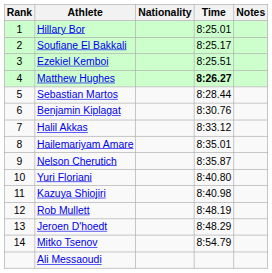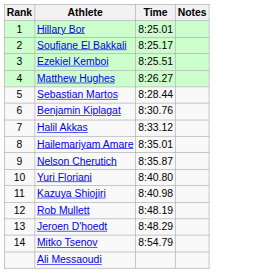- column: (165, 12)
(214, 78) bold -> (156, 78) normal
